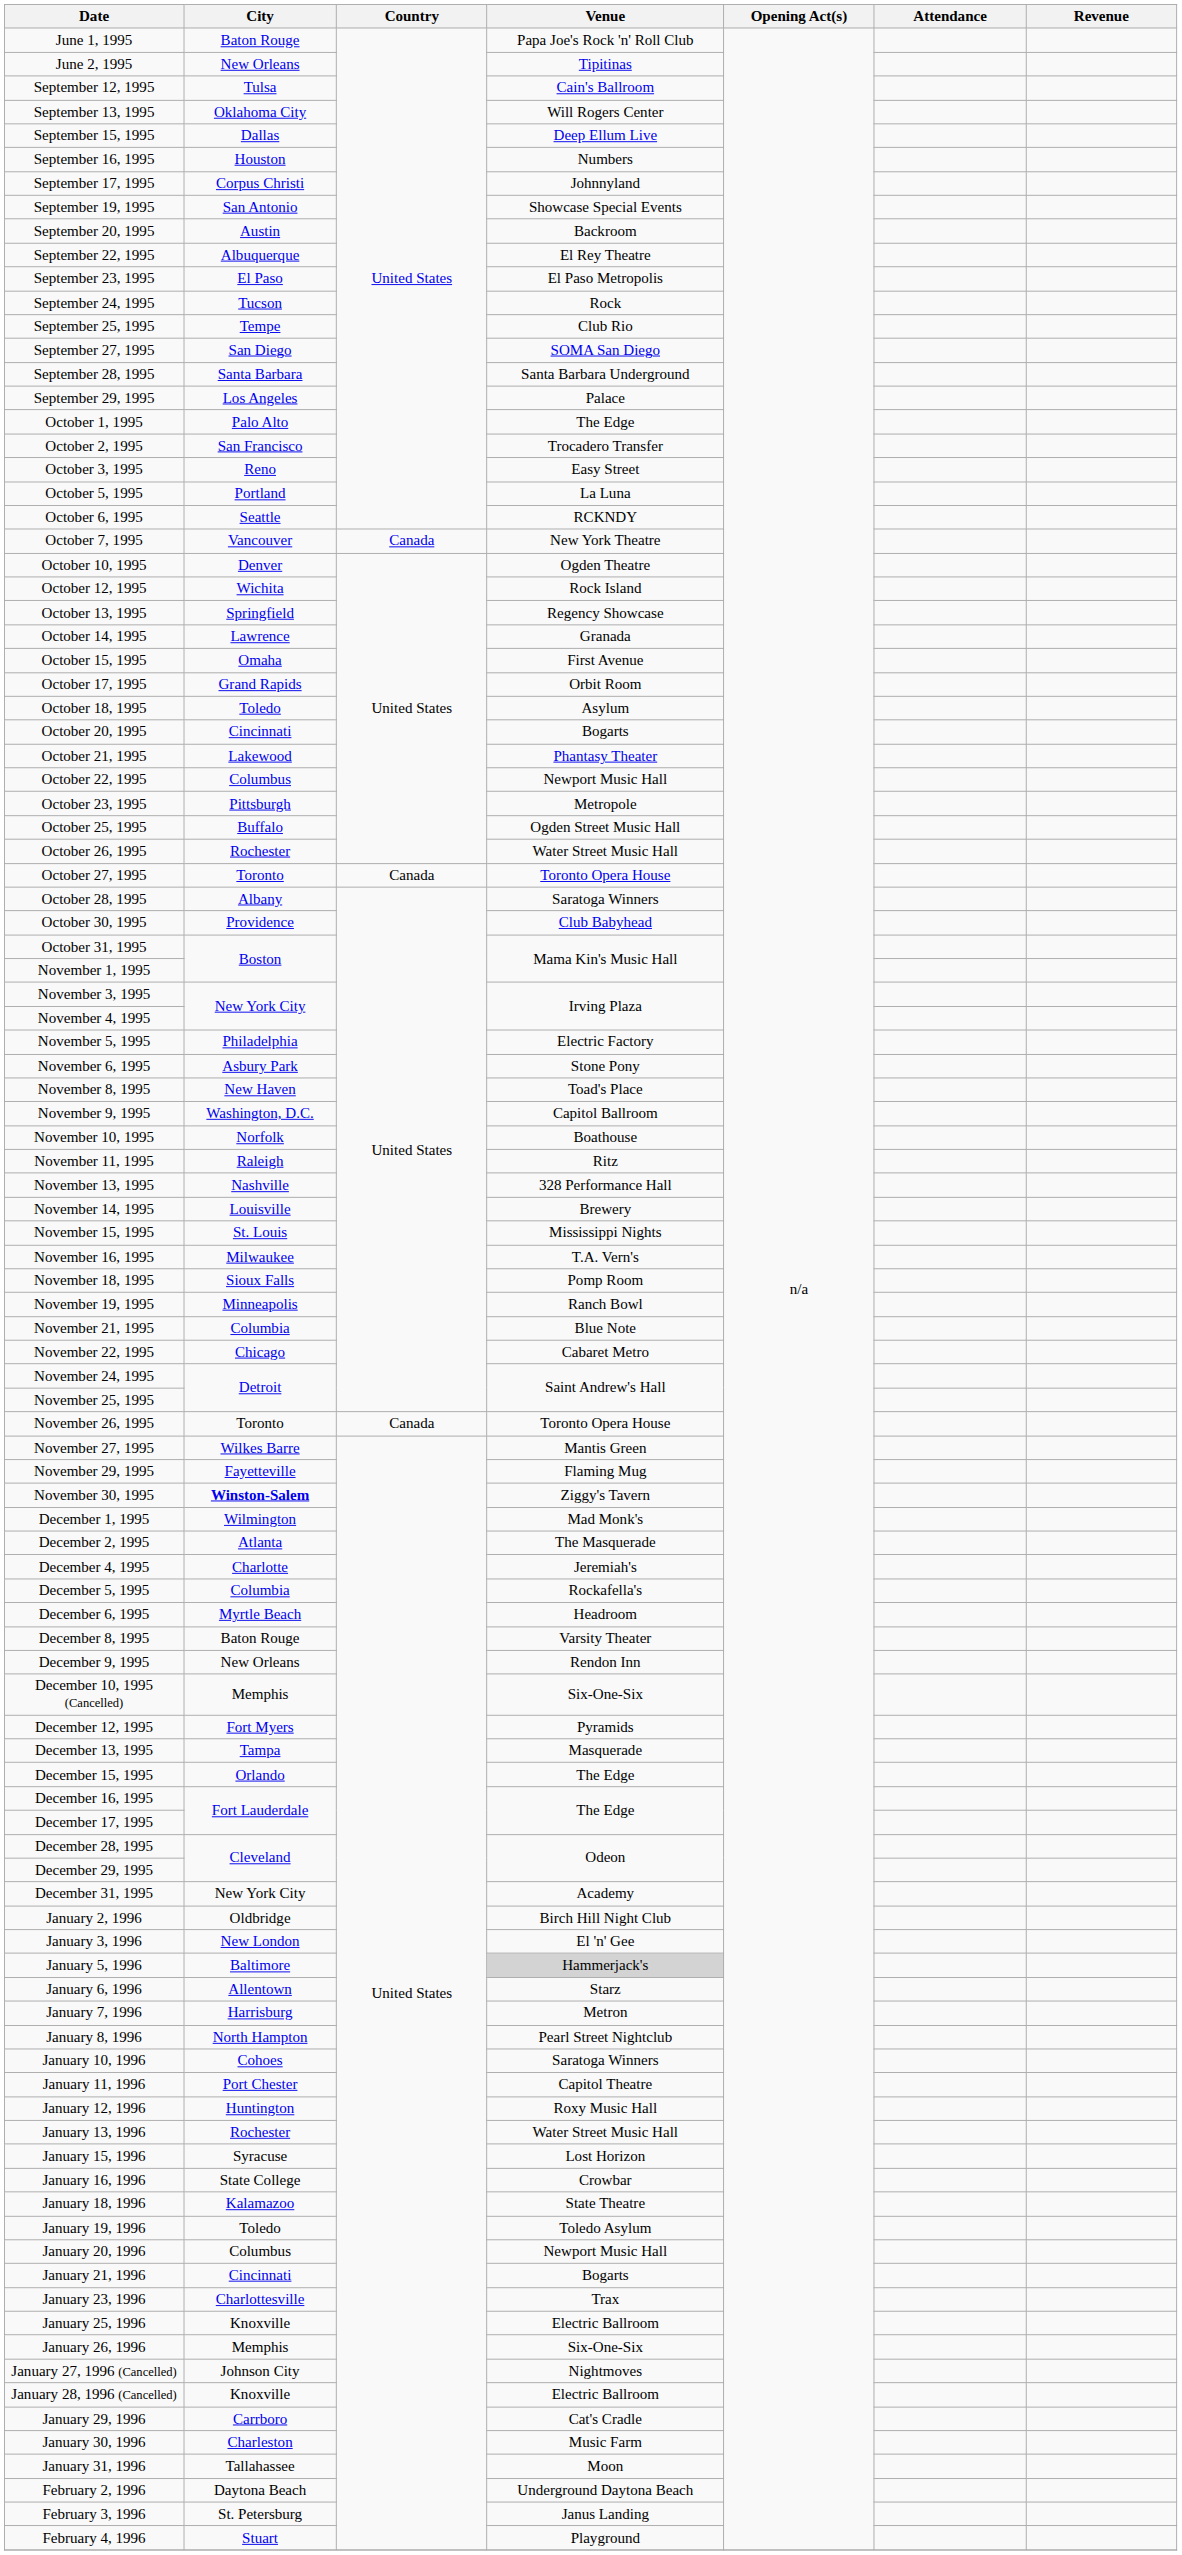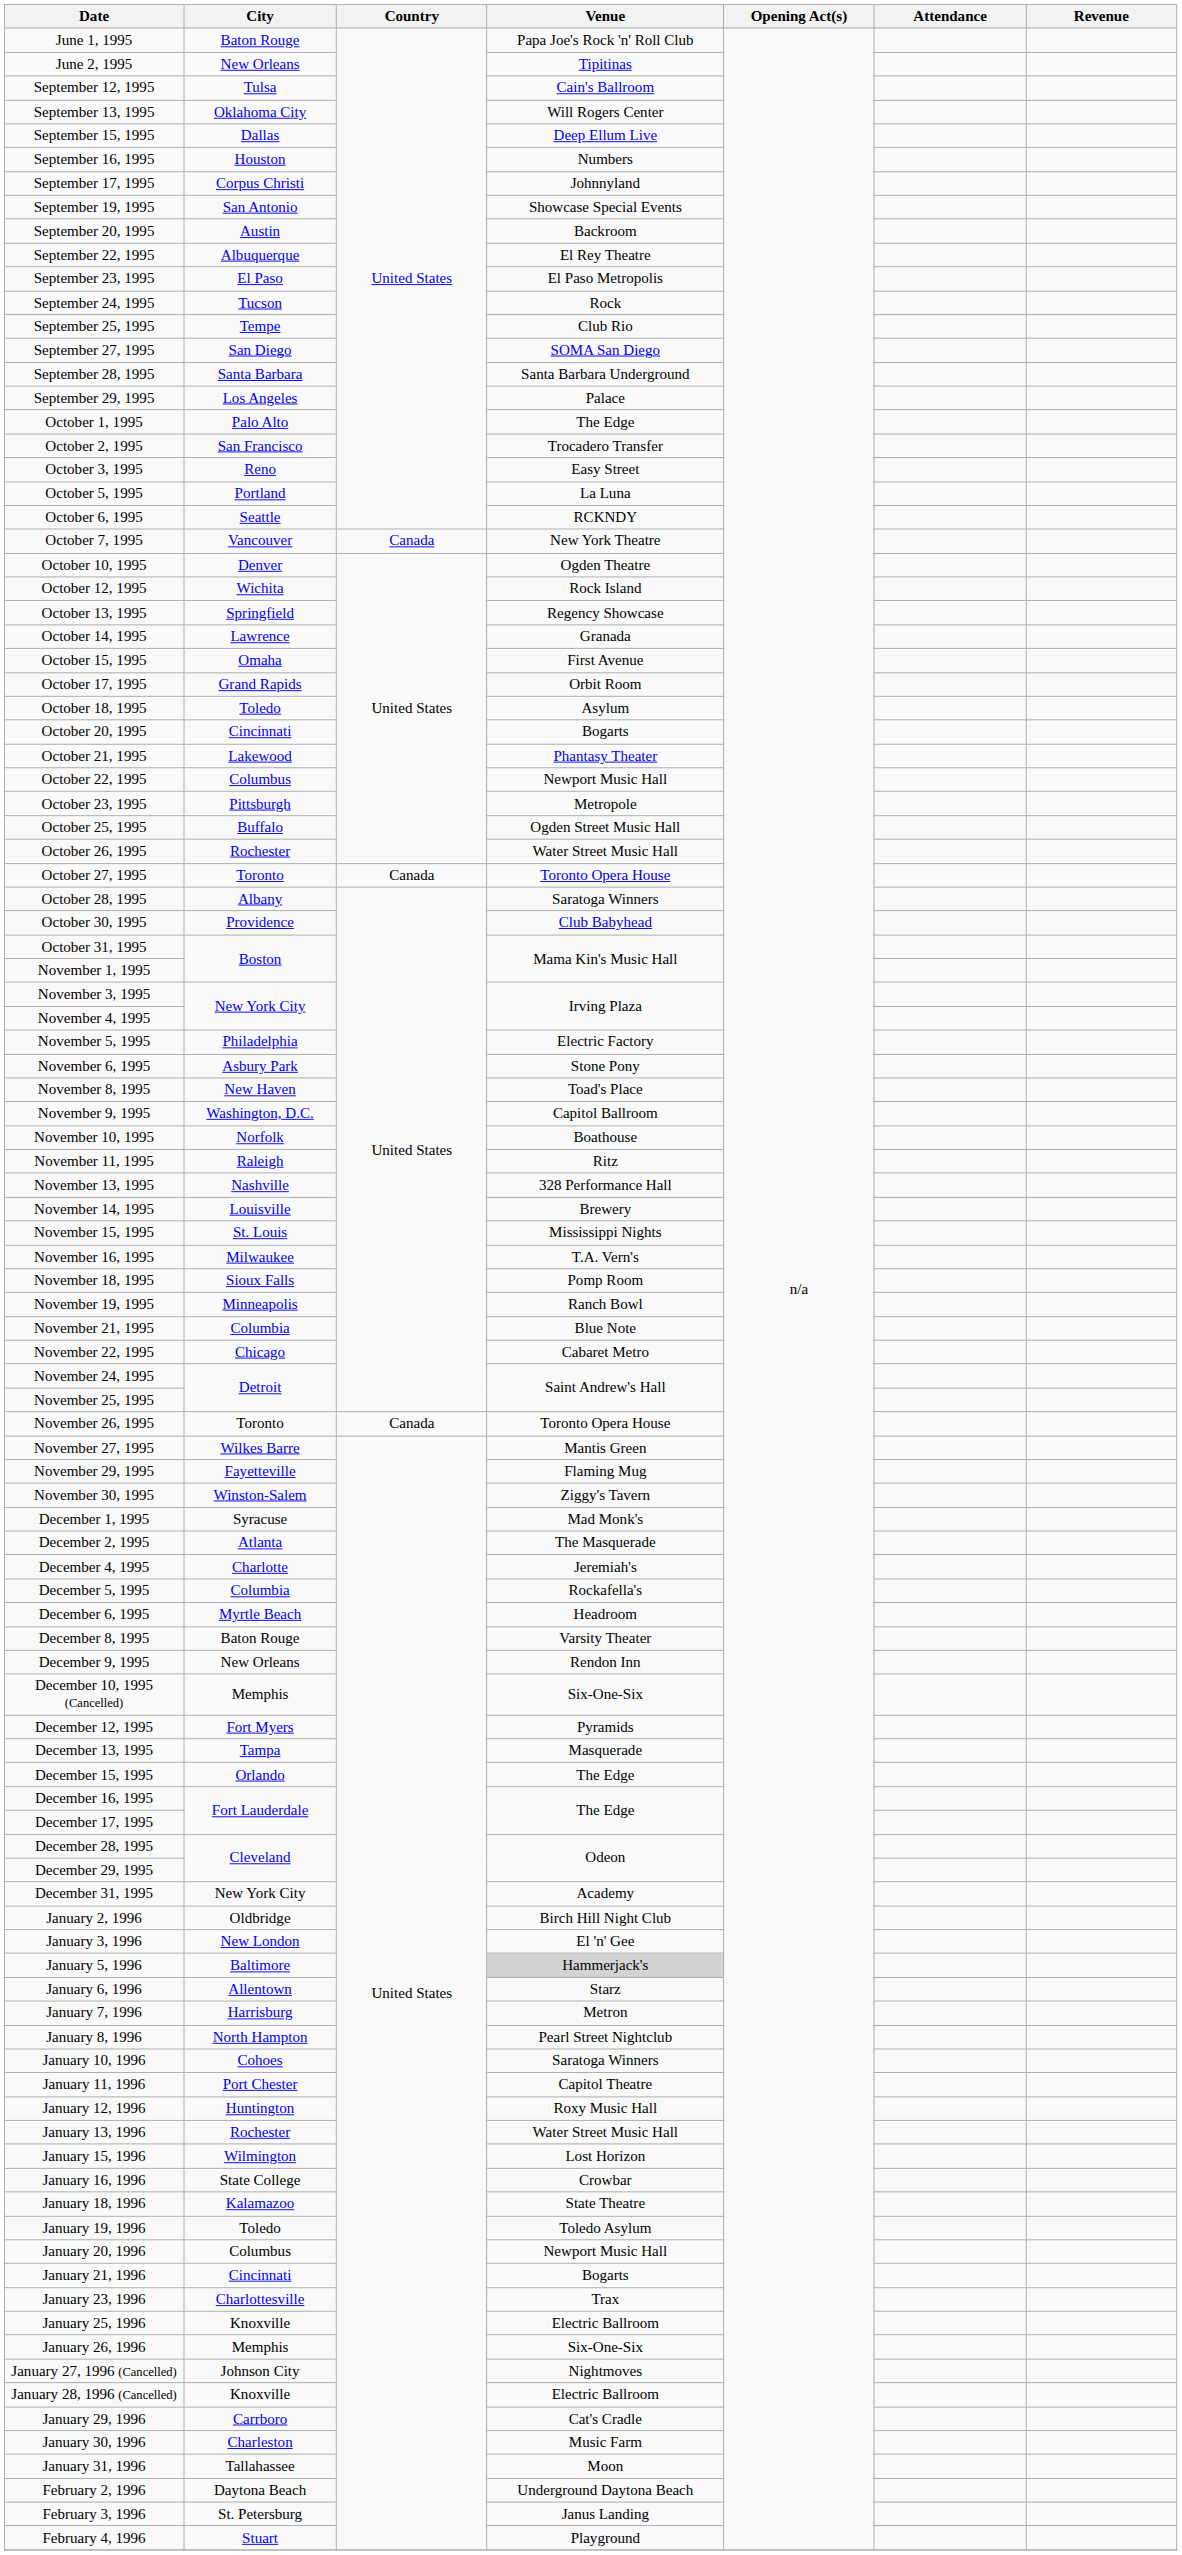(260, 1495) bold -> (260, 1495) normal
(260, 1519) Wilmington -> (260, 1519) Syracuse
(260, 2156) Syracuse -> (260, 2156) Wilmington
